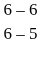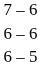+ row: (20, 9)
